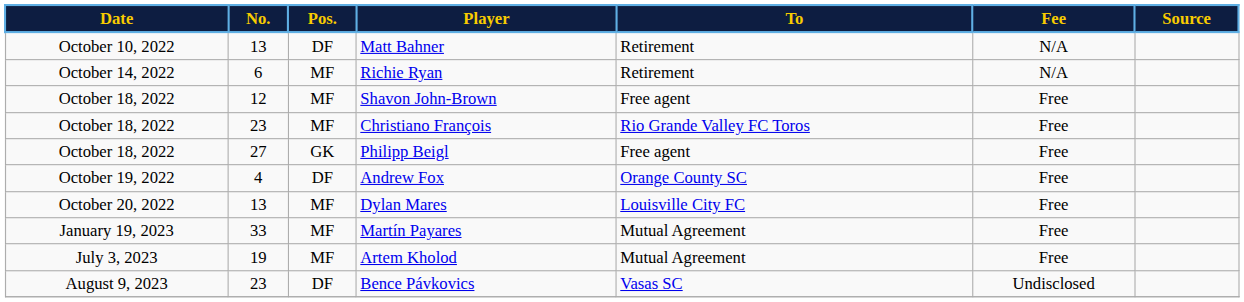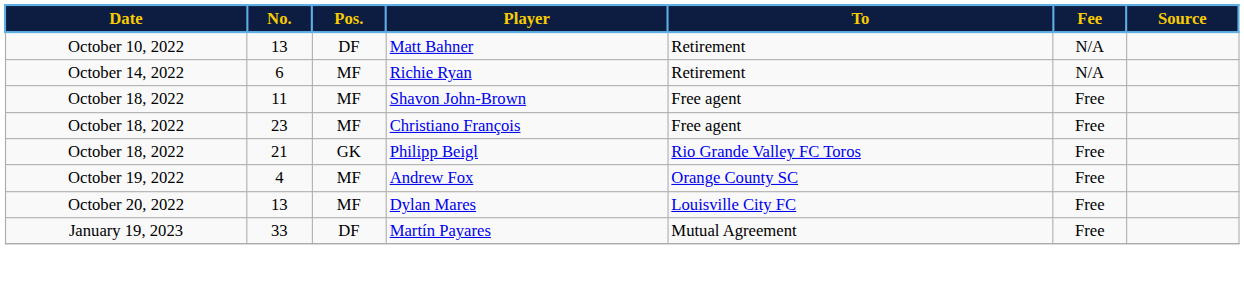(258, 98) 12 -> (279, 98) 11
(715, 125) Rio Grande Valley FC Toros -> (706, 125) Free agent
(258, 151) 27 -> (279, 151) 21
(655, 151) Free agent -> (766, 151) Rio Grande Valley FC Toros
(322, 178) DF -> (349, 178) MF
(322, 230) MF -> (349, 230) DF
- row: (409, 257)
- row: (417, 283)
